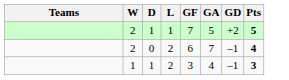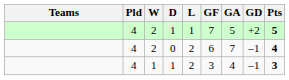+ column: (134, 13)
